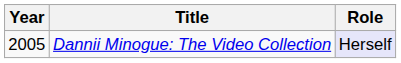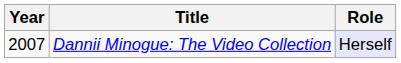(27, 44) 2005 -> (27, 44) 2007
